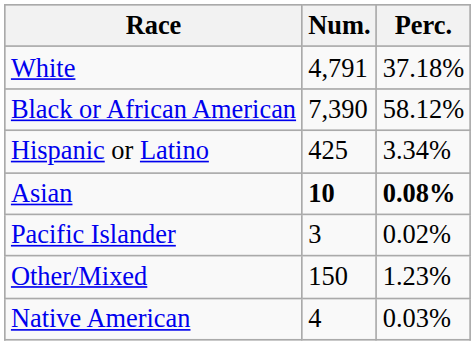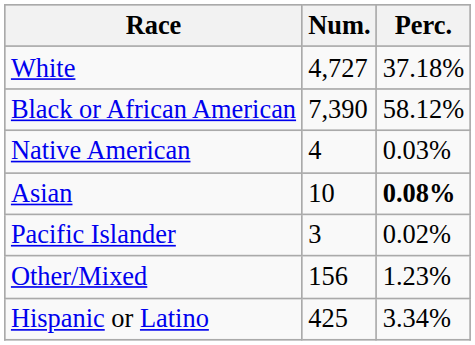(338, 67) 4,791 -> (338, 67) 4,727
rows swapped: (101, 318) <-> (110, 151)
(321, 192) bold -> (321, 192) normal
(328, 276) 150 -> (328, 276) 156
